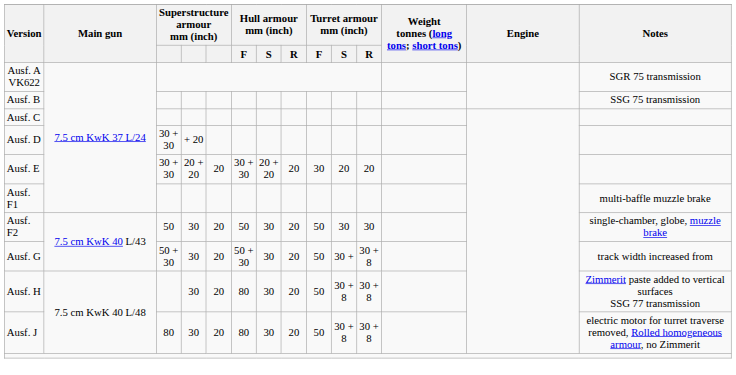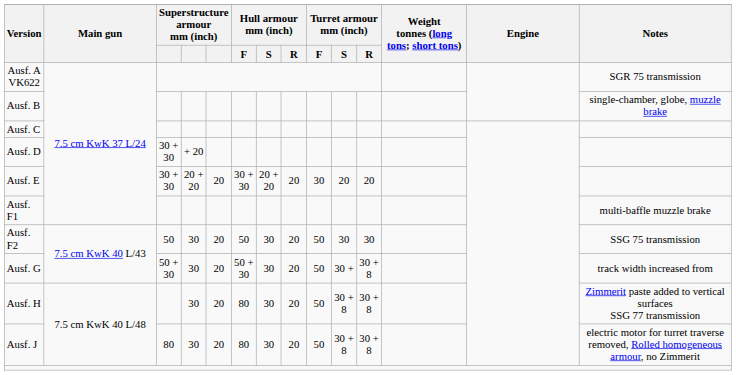(655, 100) SSG 75 transmission -> (655, 106) single-chamber, globe, muzzle brake
(655, 227) single-chamber, globe, muzzle brake -> (655, 239) SSG 75 transmission
